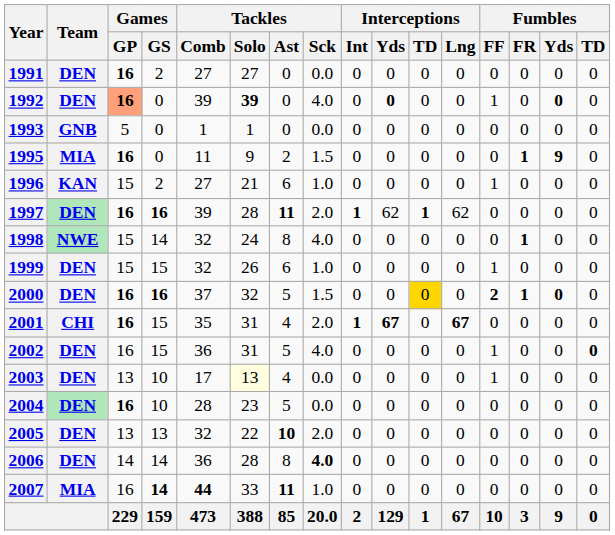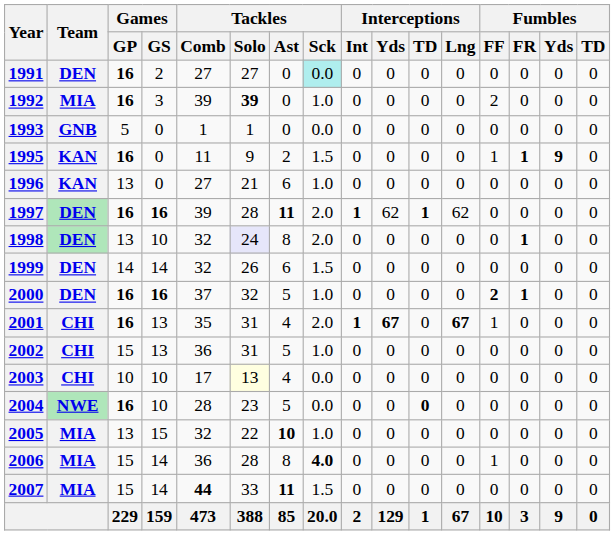(322, 73) no background -> (322, 73) paleturquoise background
(78, 101) DEN -> (78, 101) MIA
(125, 101) lightsalmon background -> (125, 101) no background
(159, 101) 0 -> (159, 101) 3
(322, 101) 4.0 -> (322, 101) 1.0
(391, 101) bold -> (391, 101) normal
(494, 101) 1 -> (494, 101) 2
(559, 101) bold -> (559, 101) normal
(78, 156) MIA -> (78, 156) KAN
(494, 156) 0 -> (494, 156) 1
(125, 184) 15 -> (125, 184) 13
(159, 184) 2 -> (159, 184) 0
(494, 184) 1 -> (494, 184) 0
(78, 239) NWE -> (78, 239) DEN
(125, 239) 15 -> (125, 239) 13
(159, 239) 14 -> (159, 239) 10
(250, 239) no background -> (250, 239) lavender background
(322, 239) 4.0 -> (322, 239) 2.0
(125, 267) 15 -> (125, 267) 14
(159, 267) 15 -> (159, 267) 14
(322, 267) 1.0 -> (322, 267) 1.5
(494, 267) 1 -> (494, 267) 0
(322, 294) 1.5 -> (322, 294) 1.0
(425, 294) gold background -> (425, 294) no background
(559, 294) bold -> (559, 294) normal
(159, 322) 15 -> (159, 322) 13
(494, 322) 0 -> (494, 322) 1
(78, 350) DEN -> (78, 350) CHI
(125, 350) 16 -> (125, 350) 15
(159, 350) 15 -> (159, 350) 13
(322, 350) 4.0 -> (322, 350) 1.0
(494, 350) 1 -> (494, 350) 0
(593, 350) bold -> (593, 350) normal
(78, 377) DEN -> (78, 377) CHI
(125, 377) 13 -> (125, 377) 10
(494, 377) 1 -> (494, 377) 0
(78, 405) DEN -> (78, 405) NWE
(425, 405) normal -> (425, 405) bold
(78, 433) DEN -> (78, 433) MIA
(159, 433) 13 -> (159, 433) 15
(322, 433) 2.0 -> (322, 433) 1.0
(78, 460) DEN -> (78, 460) MIA
(125, 460) 14 -> (125, 460) 15
(494, 460) 0 -> (494, 460) 1
(125, 488) 16 -> (125, 488) 15
(159, 488) bold -> (159, 488) normal
(322, 488) 1.0 -> (322, 488) 1.5
